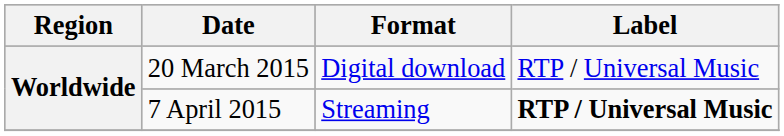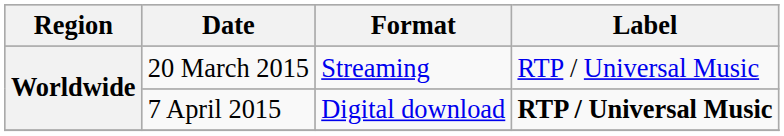(413, 67) Digital download -> (375, 67) Streaming
(375, 109) Streaming -> (413, 109) Digital download
